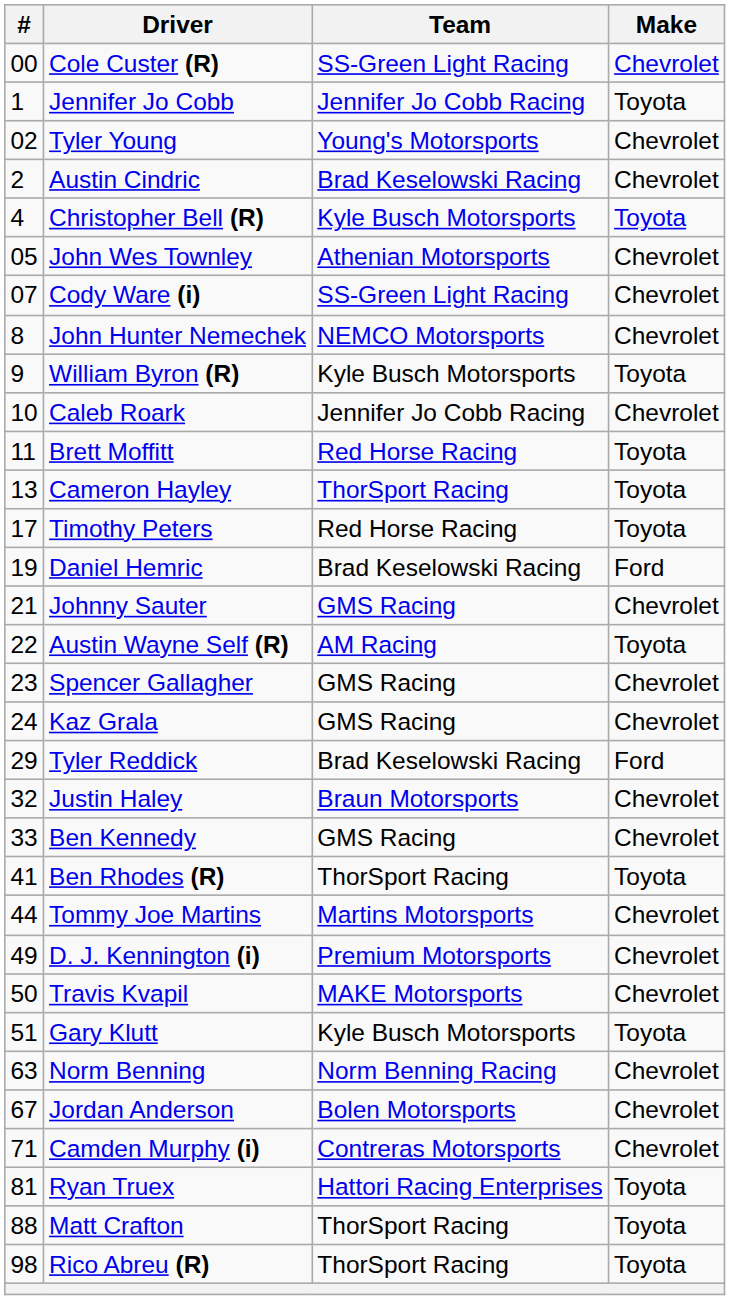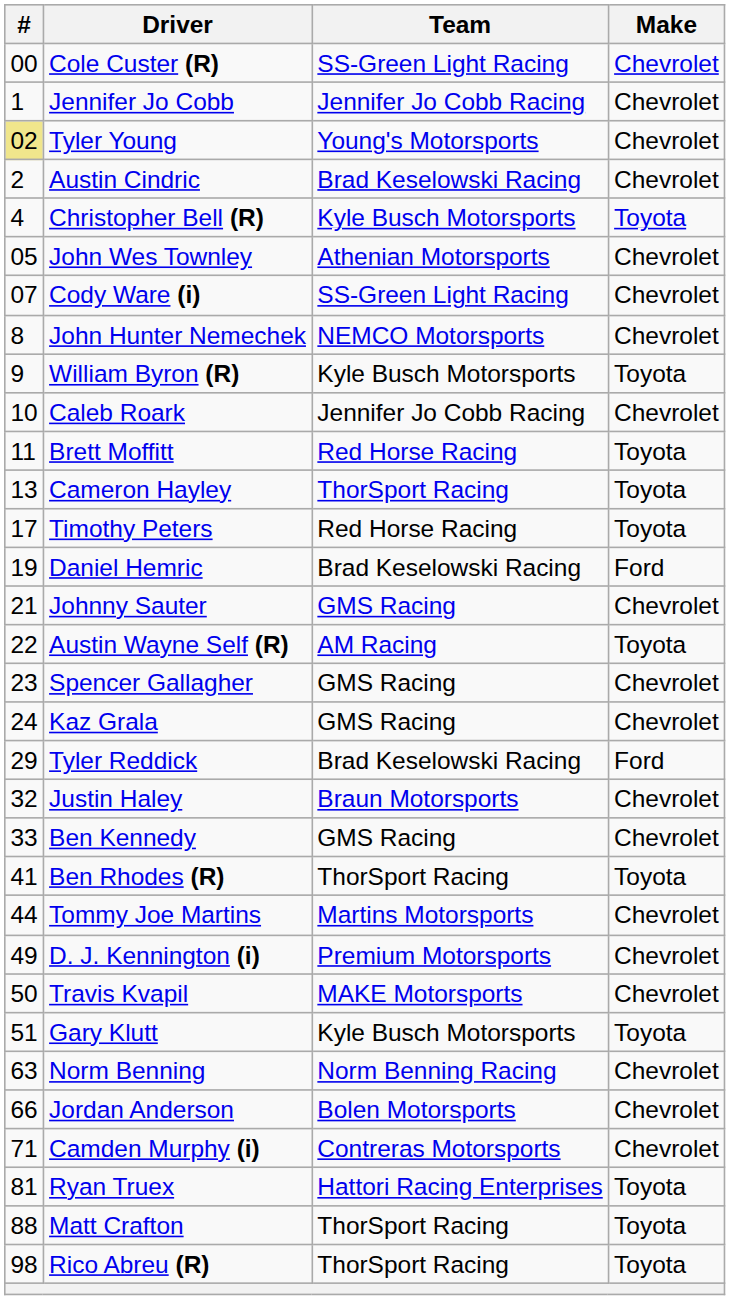(650, 102) Toyota -> (666, 102) Chevrolet
(24, 141) no background -> (24, 141) khaki background
(24, 1109) 67 -> (24, 1109) 66
